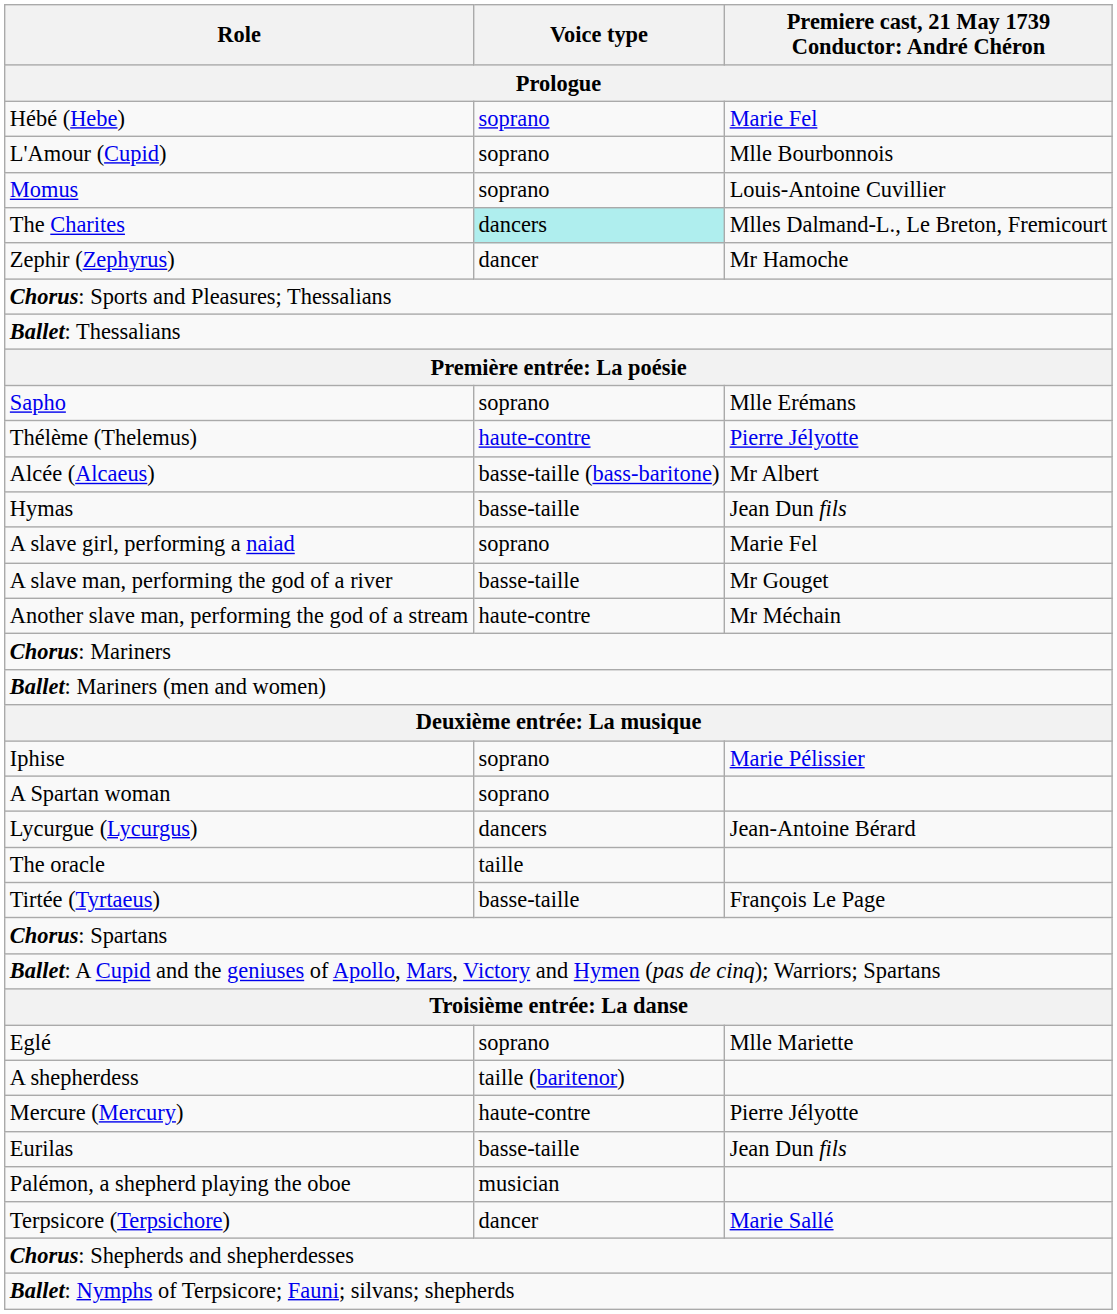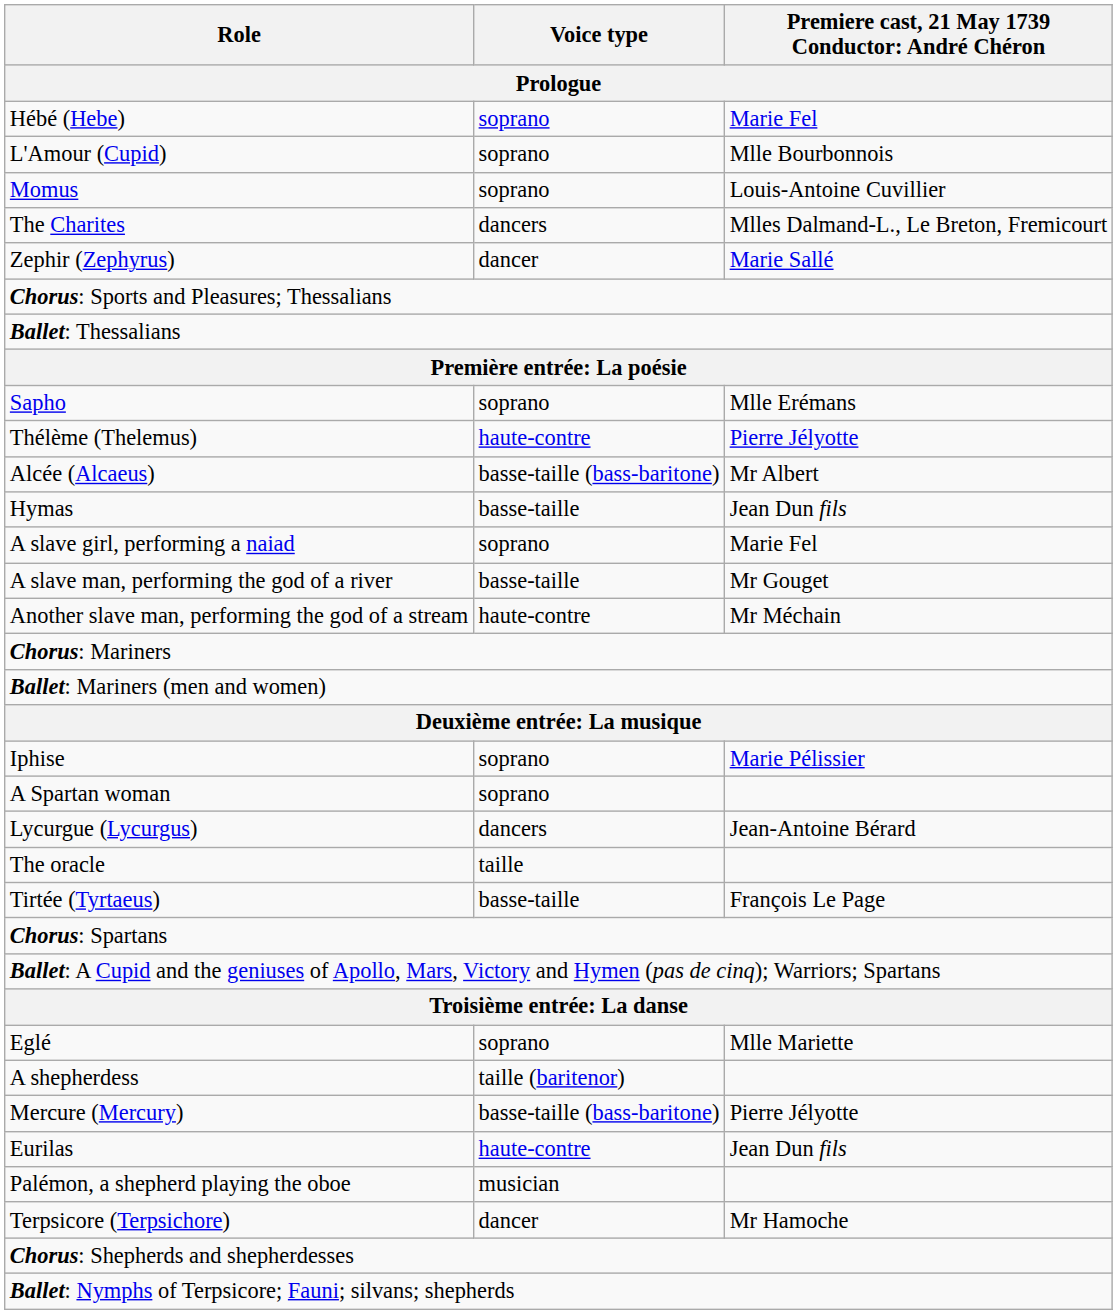(513, 225) paleturquoise background -> (513, 225) no background
(789, 260) Mr Hamoche -> (782, 260) Marie Sallé
(535, 1113) haute-contre -> (599, 1113) basse-taille (bass-baritone)
(529, 1148) basse-taille -> (535, 1148) haute-contre
(782, 1219) Marie Sallé -> (789, 1219) Mr Hamoche
